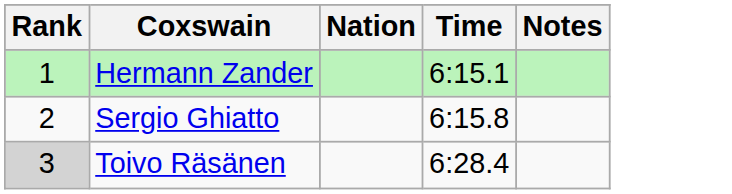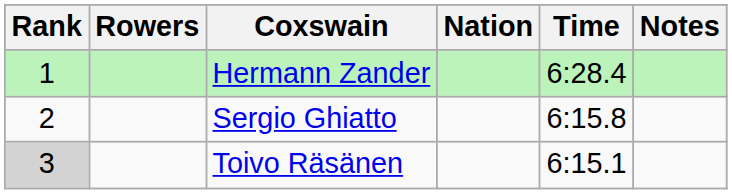+ column: (147, 27)
(469, 73) 6:15.1 -> (586, 73) 6:28.4
(469, 164) 6:28.4 -> (586, 164) 6:15.1
